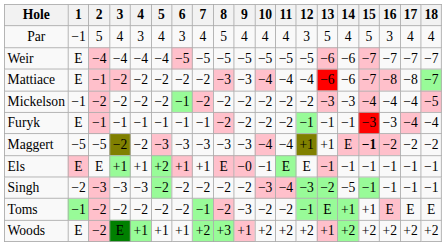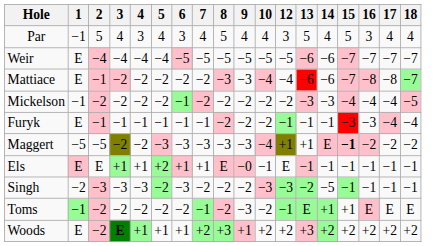- column: (286, 15)
(182, 187) −2 -> (182, 187) −3
(120, 230) normal -> (120, 230) bold
(327, 230) +1 -> (307, 230) +3
